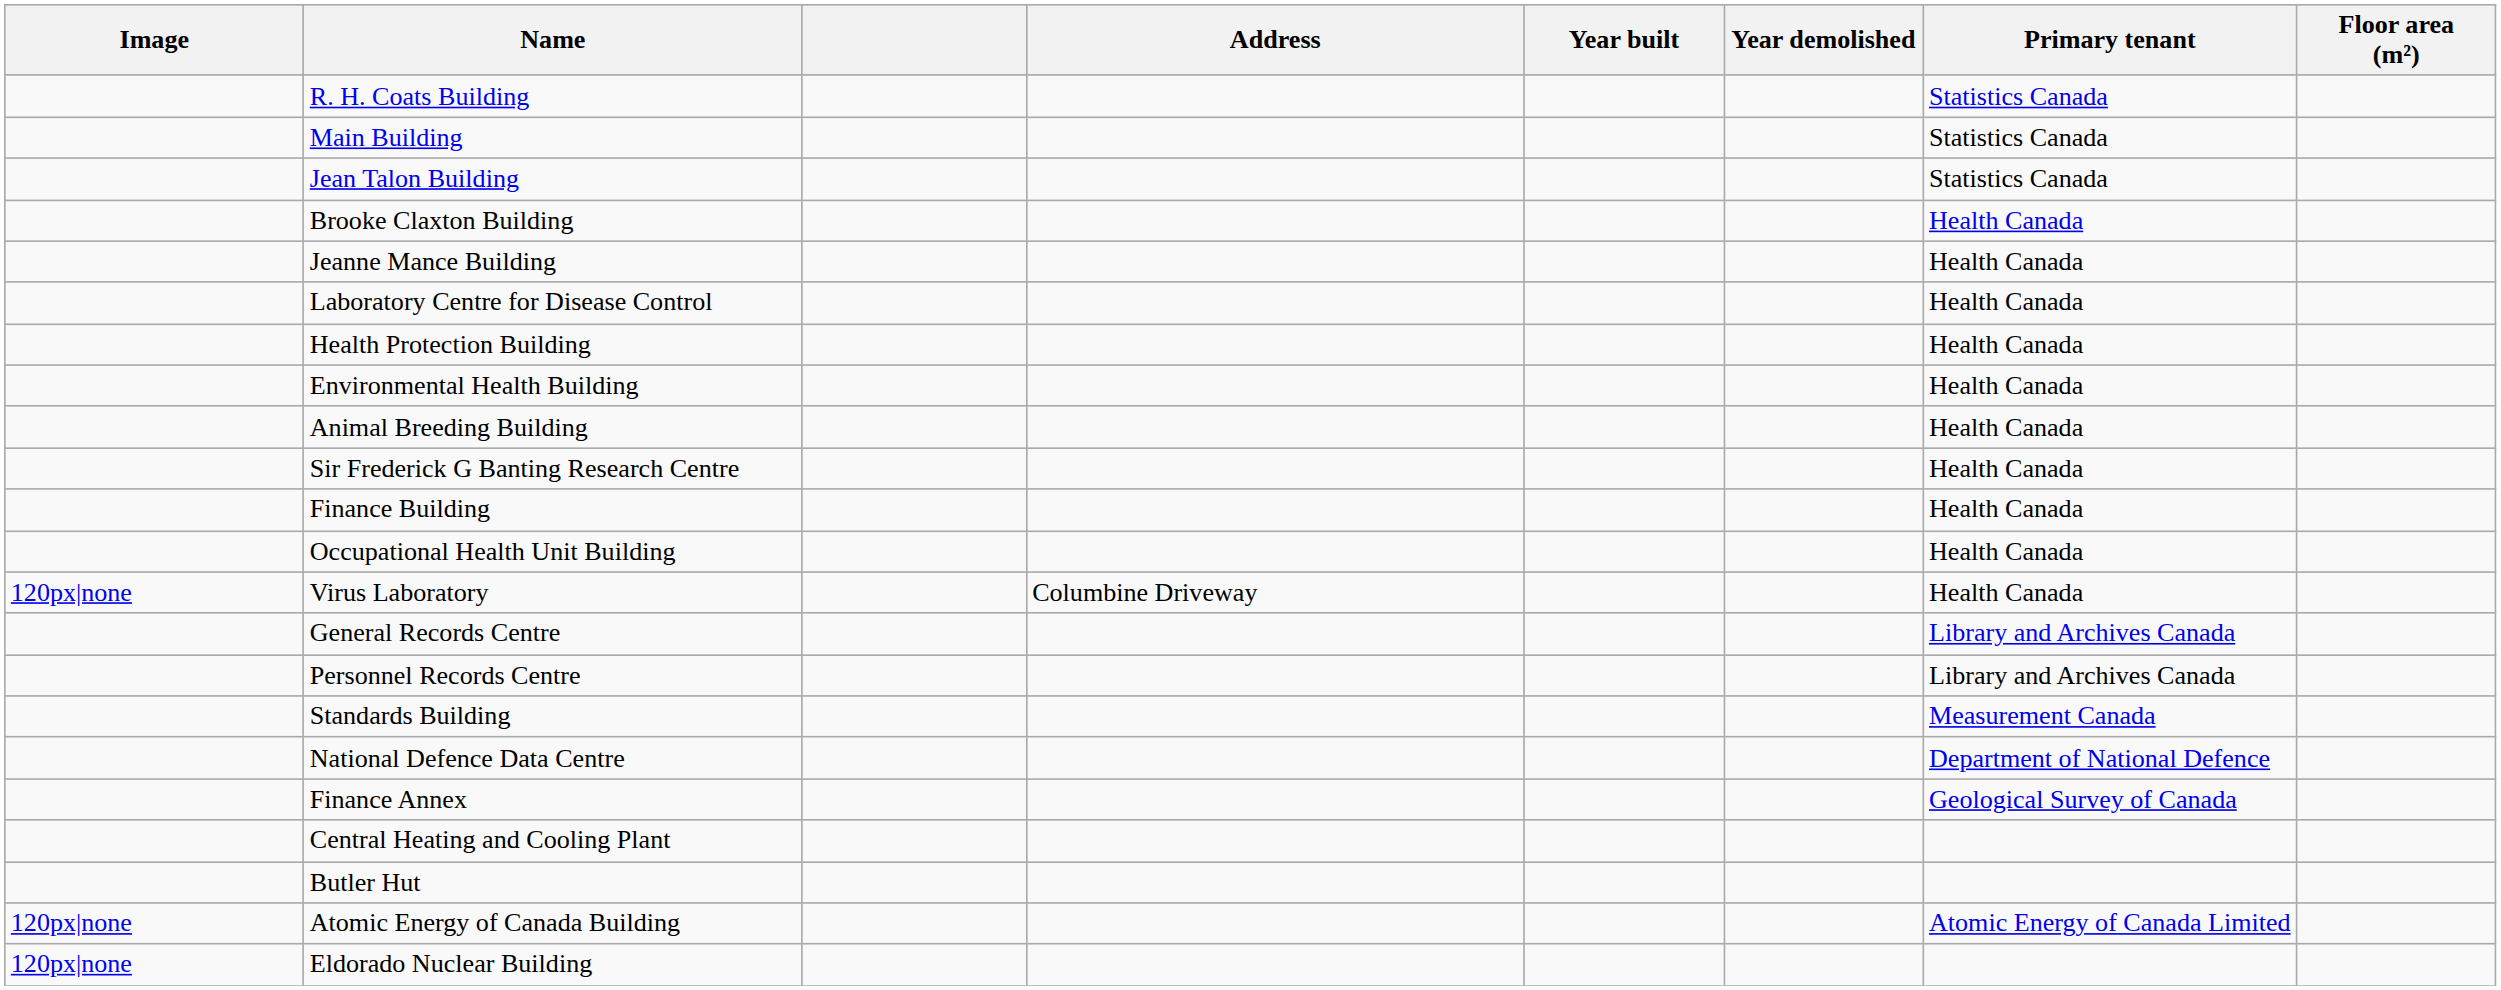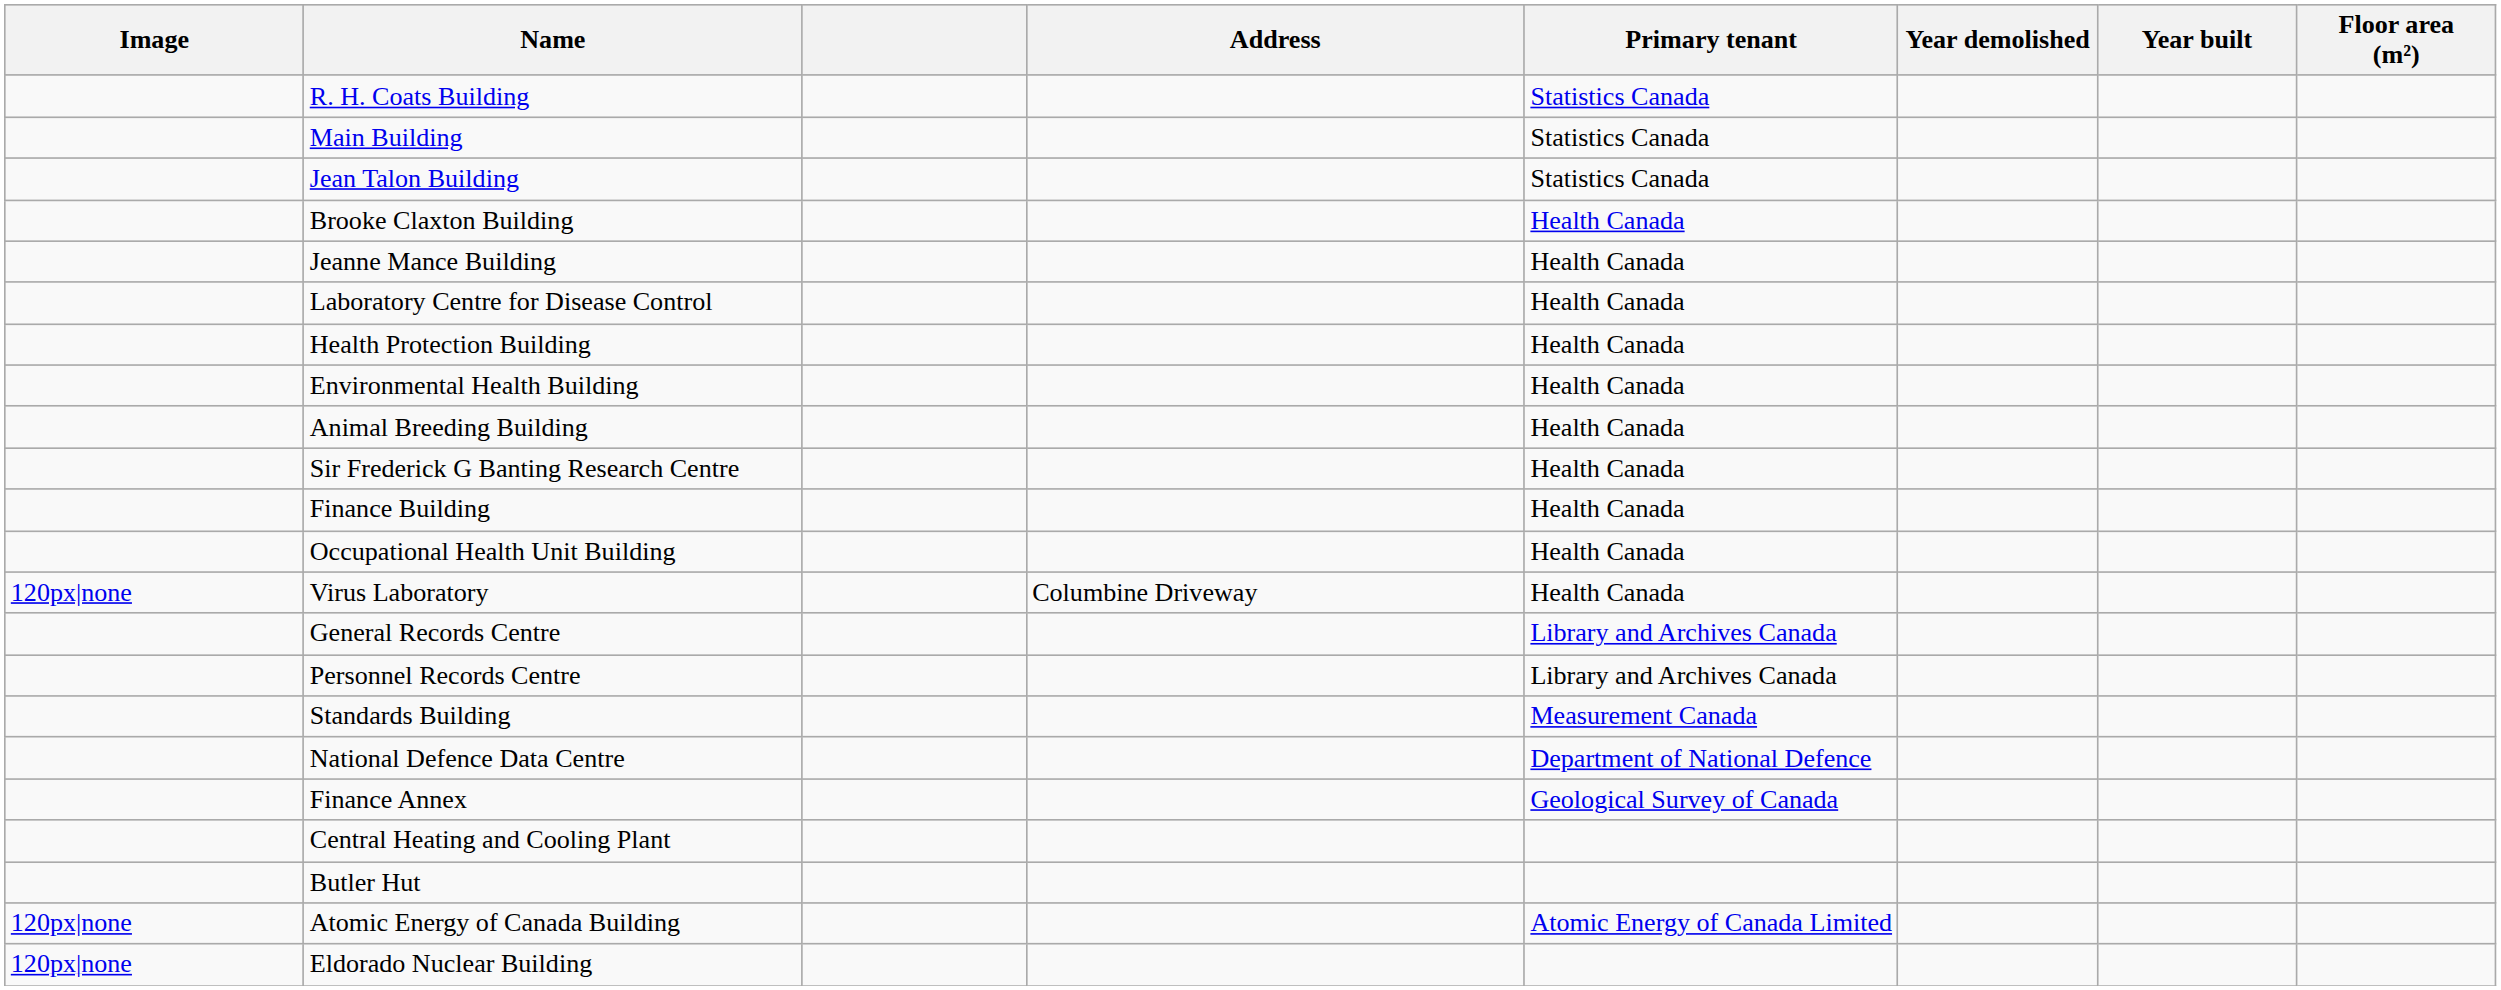columns swapped: (1624, 39) <-> (2110, 39)
